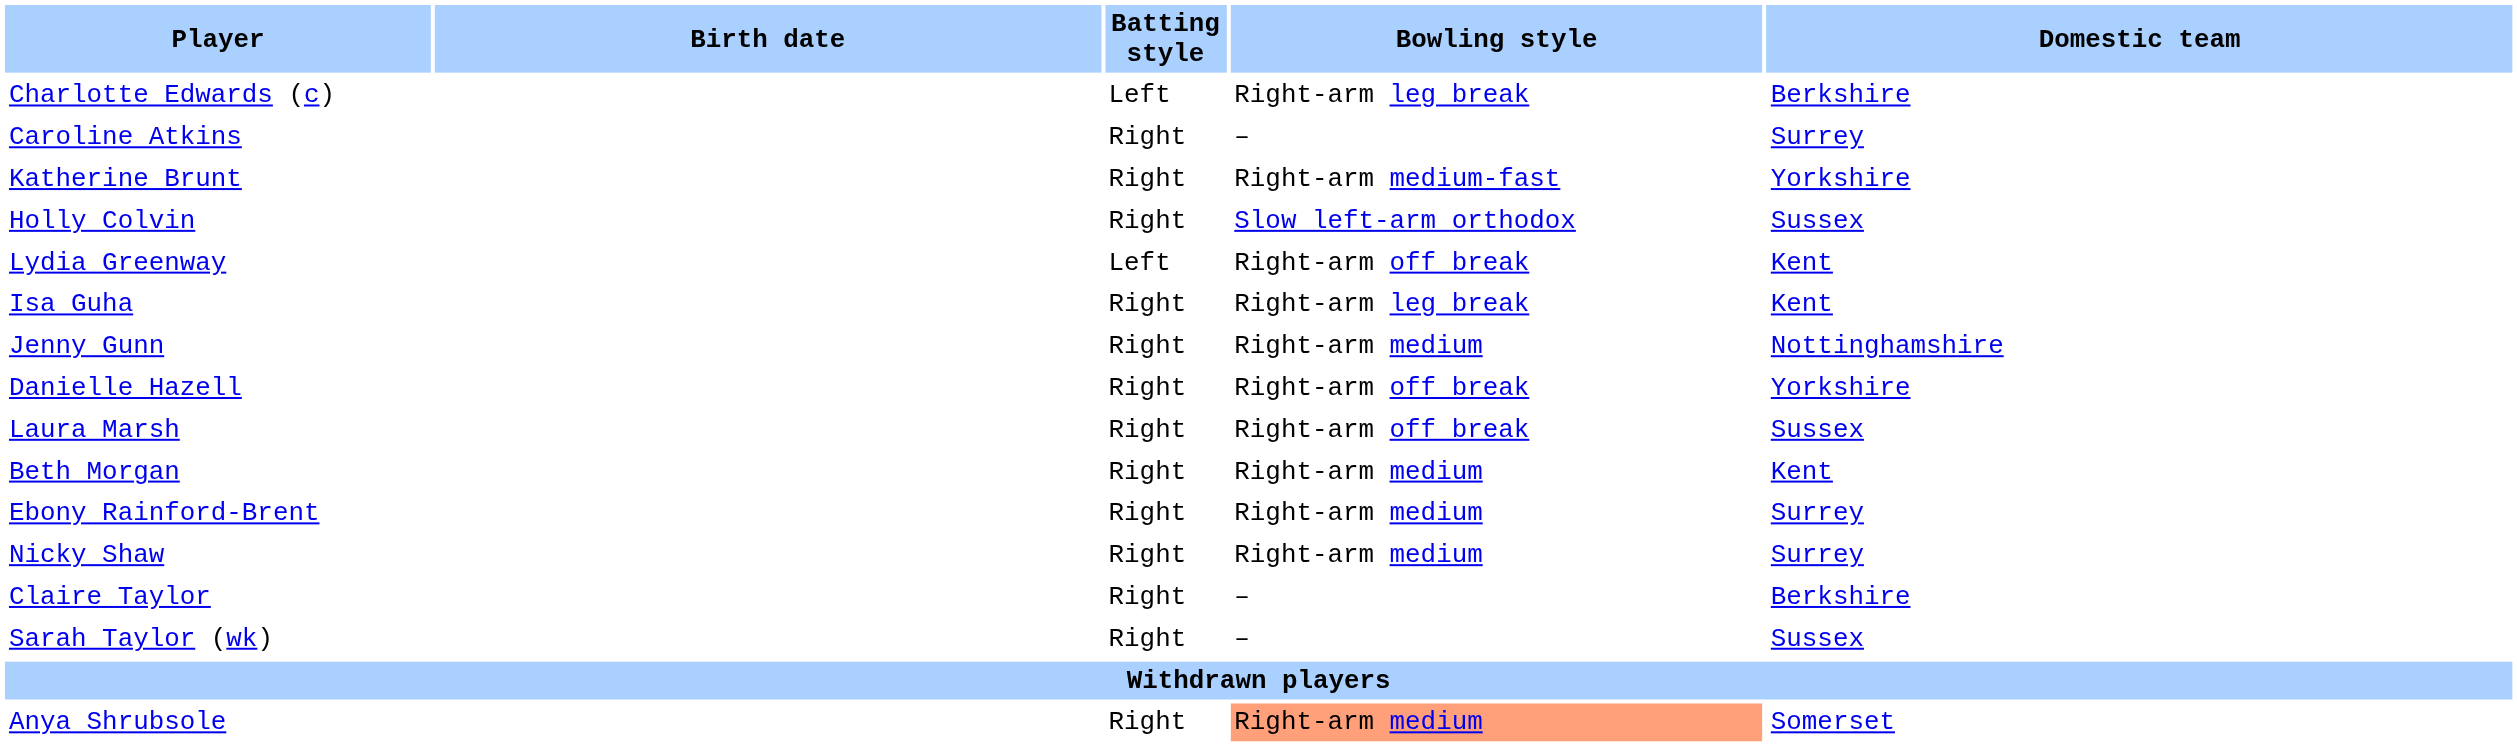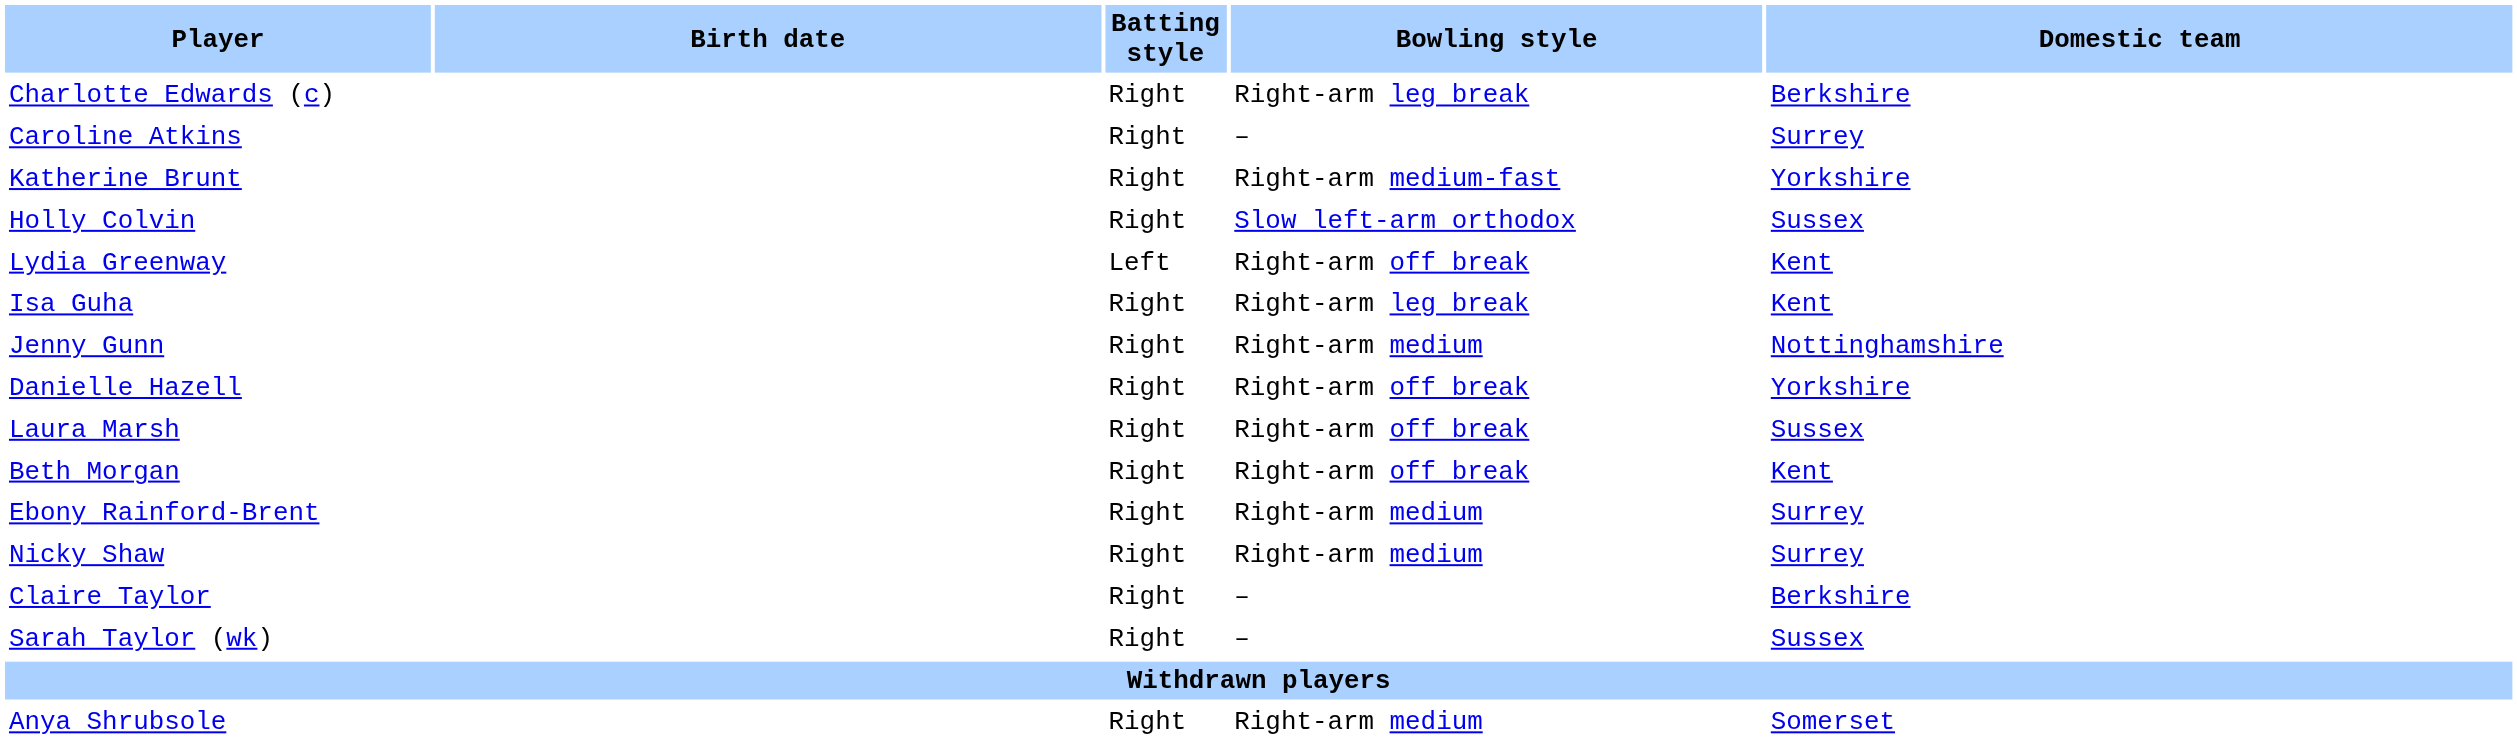(1140, 96) Left -> (1147, 96) Right
(1359, 472) Right-arm medium -> (1382, 472) Right-arm off break
(1359, 722) lightsalmon background -> (1359, 722) no background
